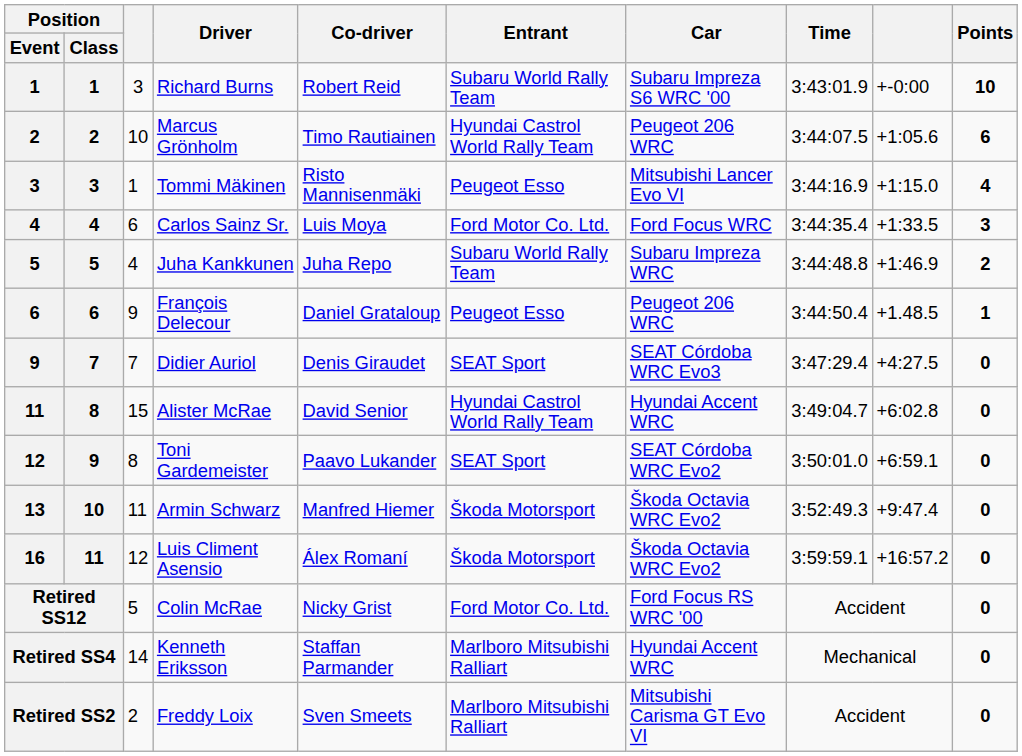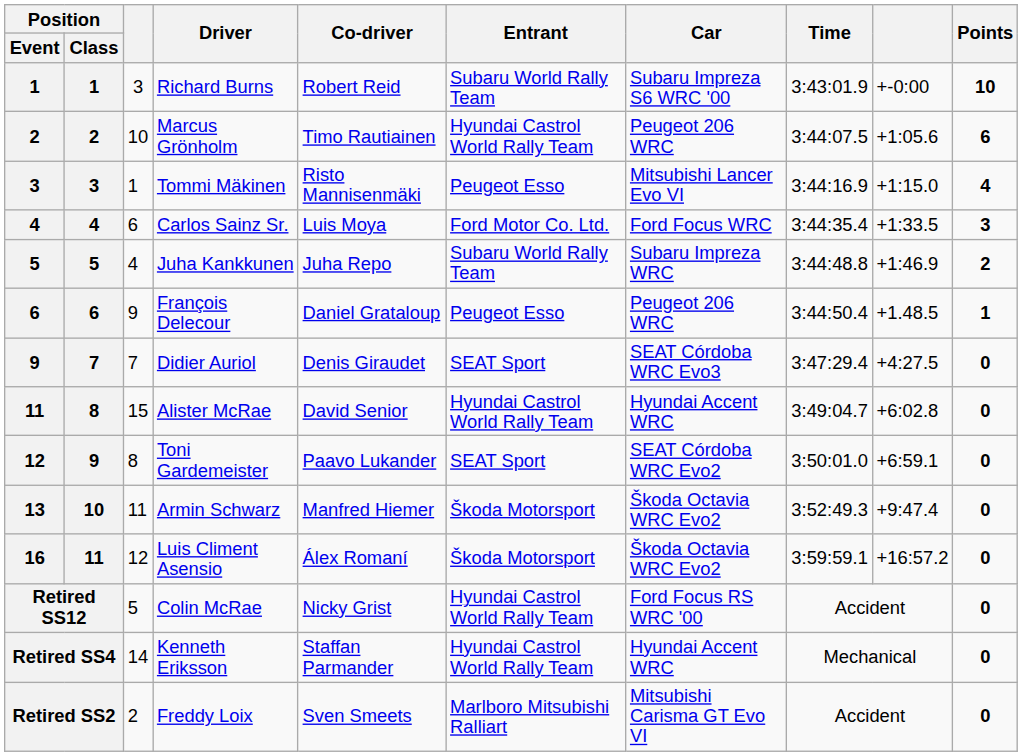(530, 608) Ford Motor Co. Ltd. -> (522, 608) Hyundai Castrol World Rally Team
(530, 657) Marlboro Mitsubishi Ralliart -> (522, 657) Hyundai Castrol World Rally Team
